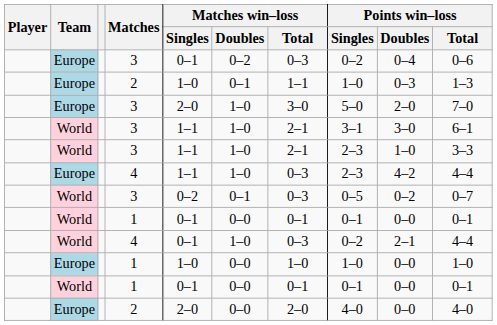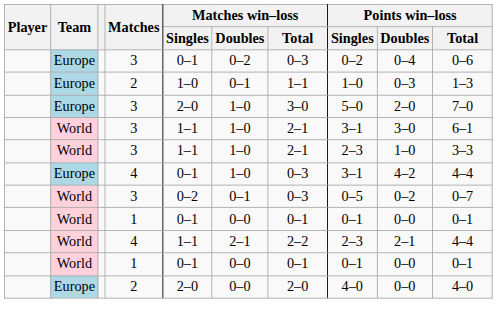(187, 173) 1–1 -> (187, 173) 0–1
(352, 173) 2–3 -> (352, 173) 3–1
(187, 241) 0–1 -> (187, 241) 1–1
(240, 241) 1–0 -> (240, 241) 2–1
(298, 241) 0–3 -> (298, 241) 2–2
(352, 241) 0–2 -> (352, 241) 2–3
- row: (74, 264)
